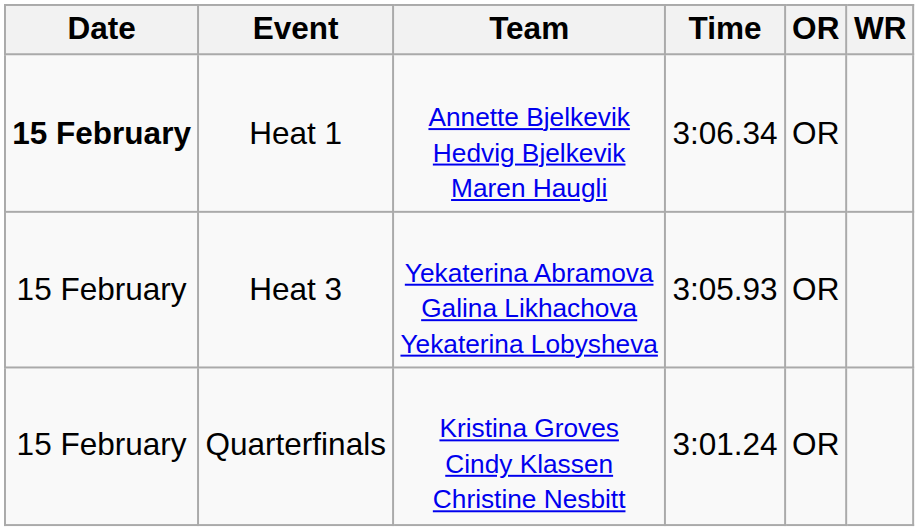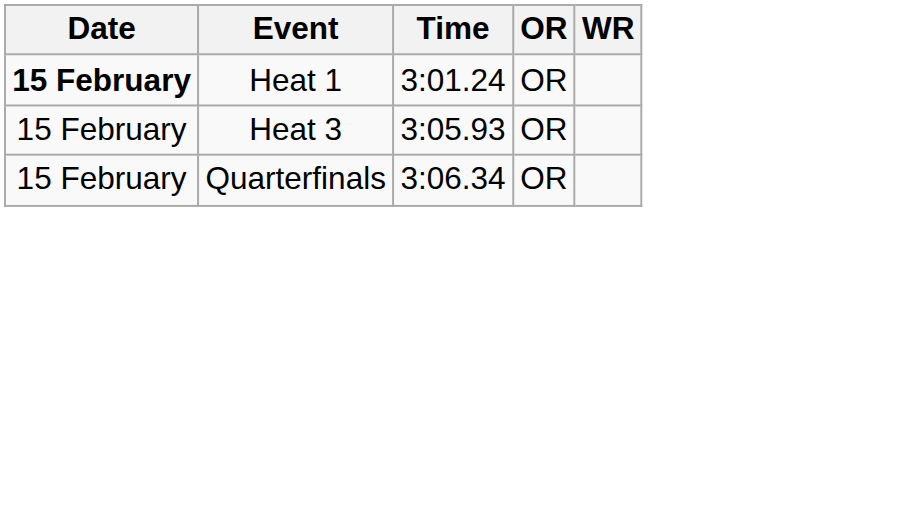- column: (529, 29)
(725, 132) 3:06.34 -> (453, 79) 3:01.24
(725, 445) 3:01.24 -> (453, 179) 3:06.34
